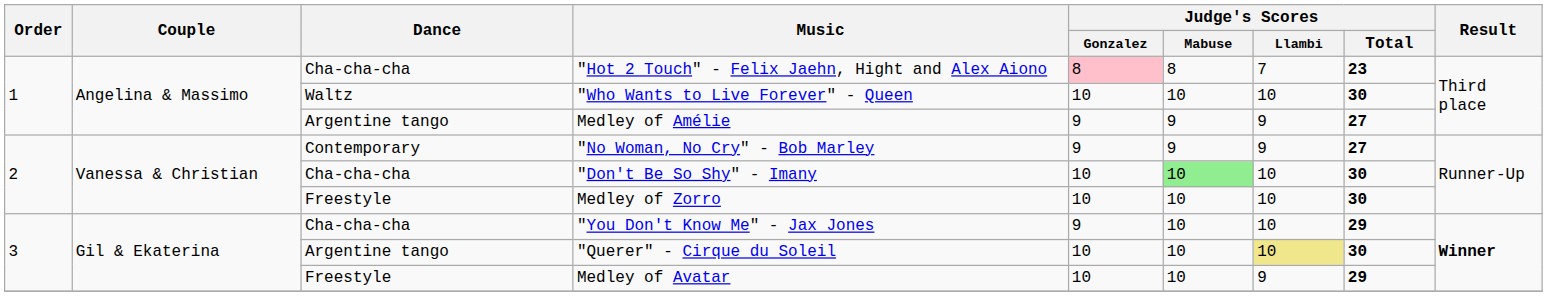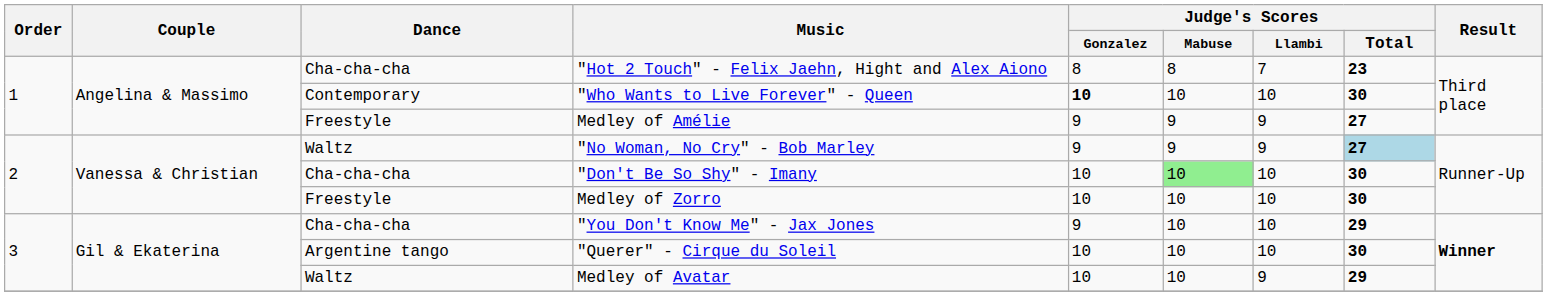(1077, 70) pink background -> (1077, 70) no background
(329, 96) Waltz -> (362, 96) Contemporary
(1081, 96) normal -> (1081, 96) bold
(377, 122) Argentine tango -> (348, 122) Freestyle
(362, 148) Contemporary -> (329, 148) Waltz
(1357, 148) no background -> (1357, 148) lightblue background
(1267, 252) khaki background -> (1267, 252) no background
(348, 278) Freestyle -> (329, 278) Waltz
